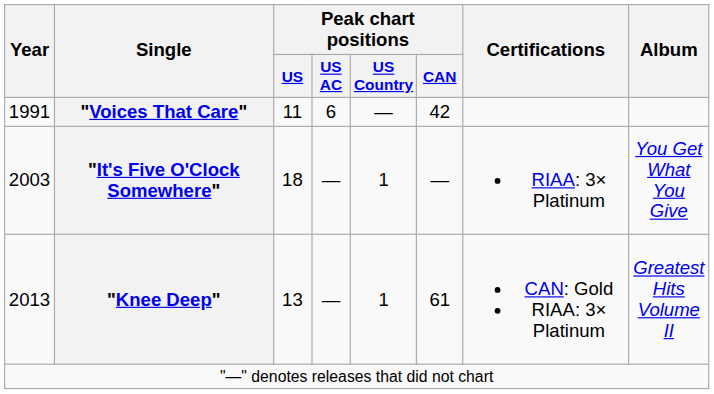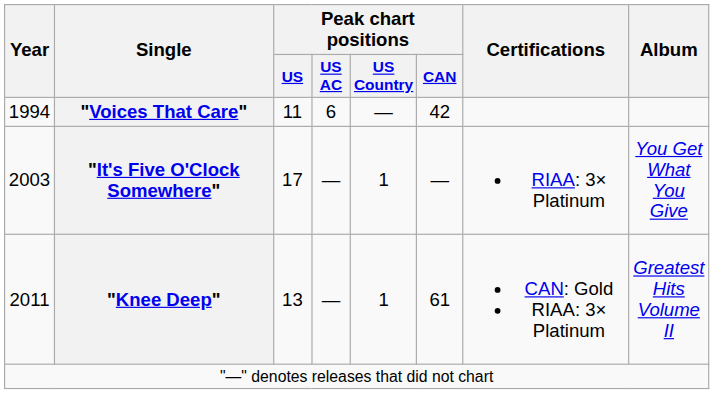(30, 111) 1991 -> (30, 111) 1994
(292, 180) 18 -> (292, 180) 17
(30, 299) 2013 -> (30, 299) 2011
